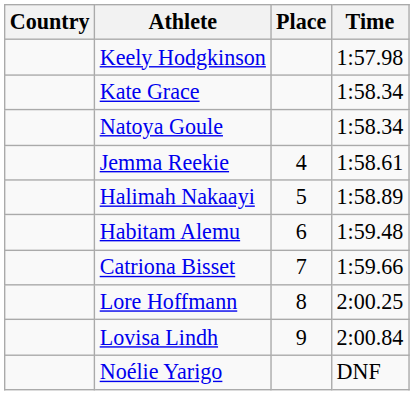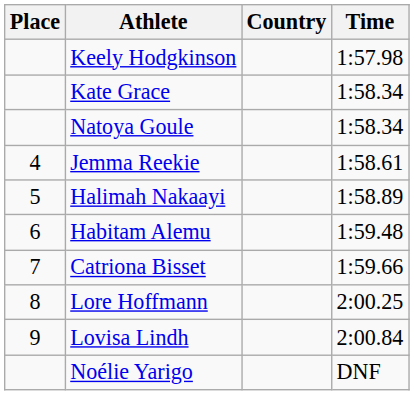columns swapped: (301, 22) <-> (50, 22)
